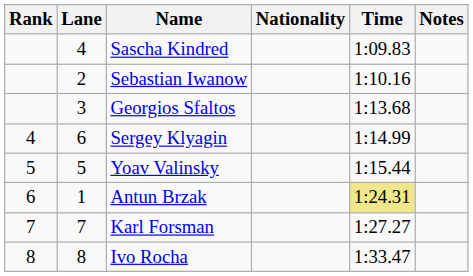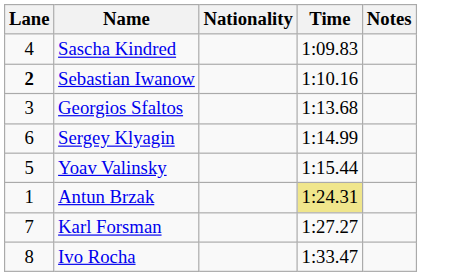- column: (31, 19)
(82, 78) normal -> (29, 78) bold
